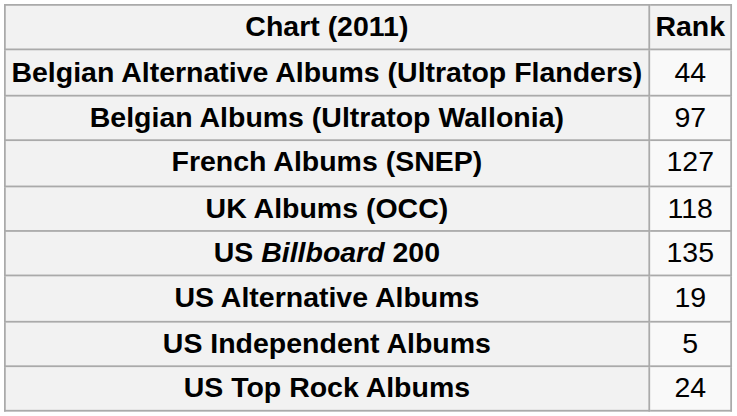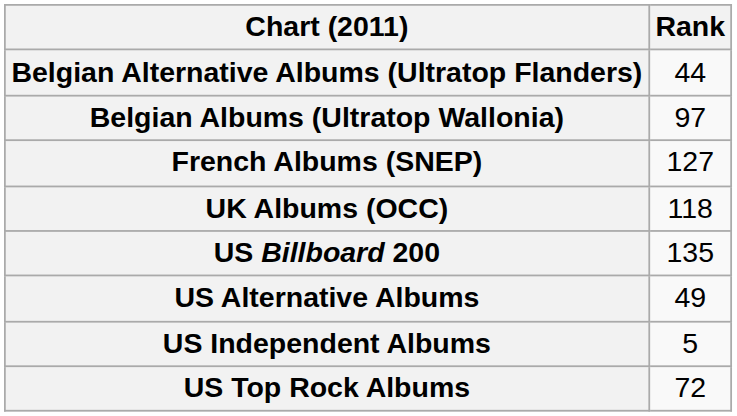(690, 298) 19 -> (690, 298) 49
(690, 388) 24 -> (690, 388) 72
